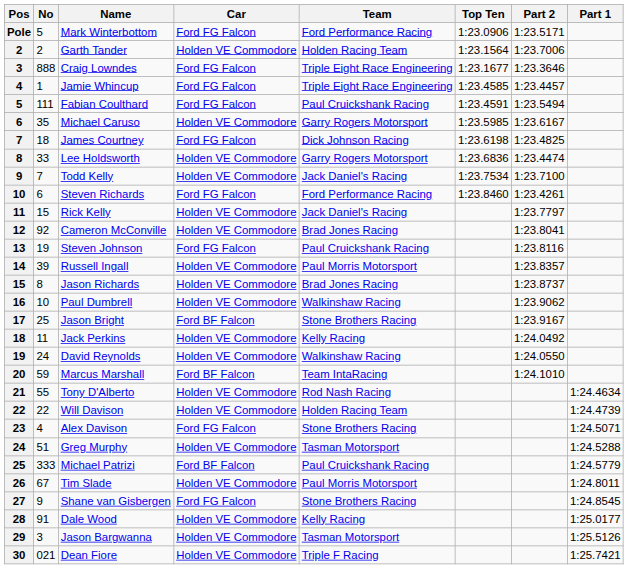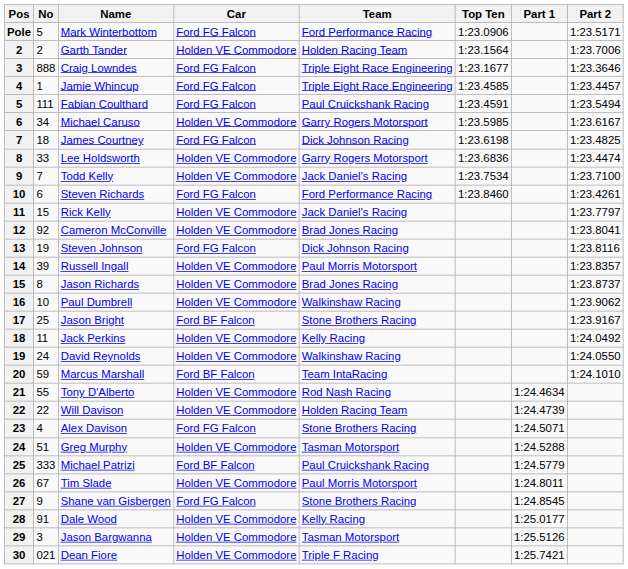columns swapped: (539, 14) <-> (595, 14)
(43, 122) 35 -> (43, 122) 34
(365, 248) Paul Cruickshank Racing -> (355, 248) Dick Johnson Racing
